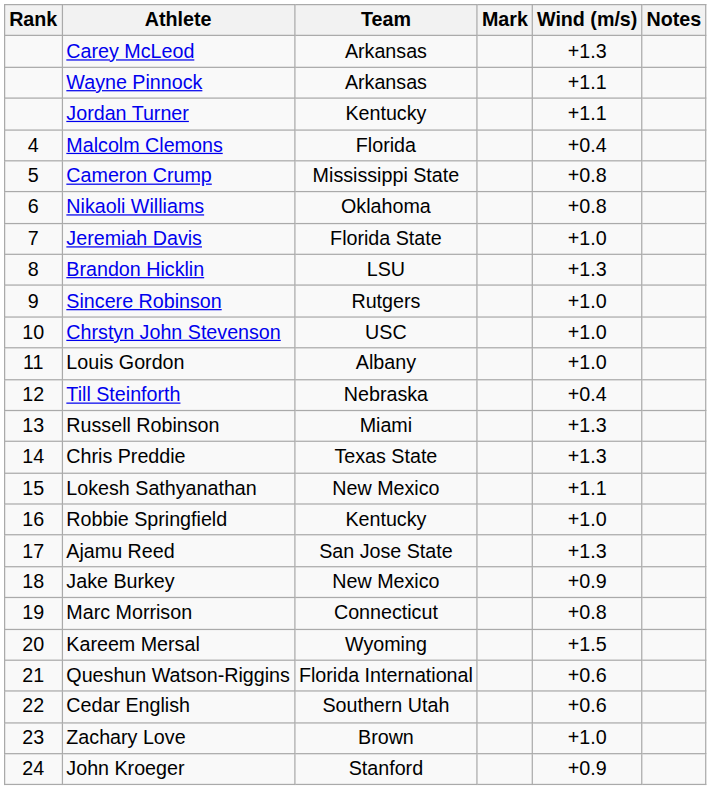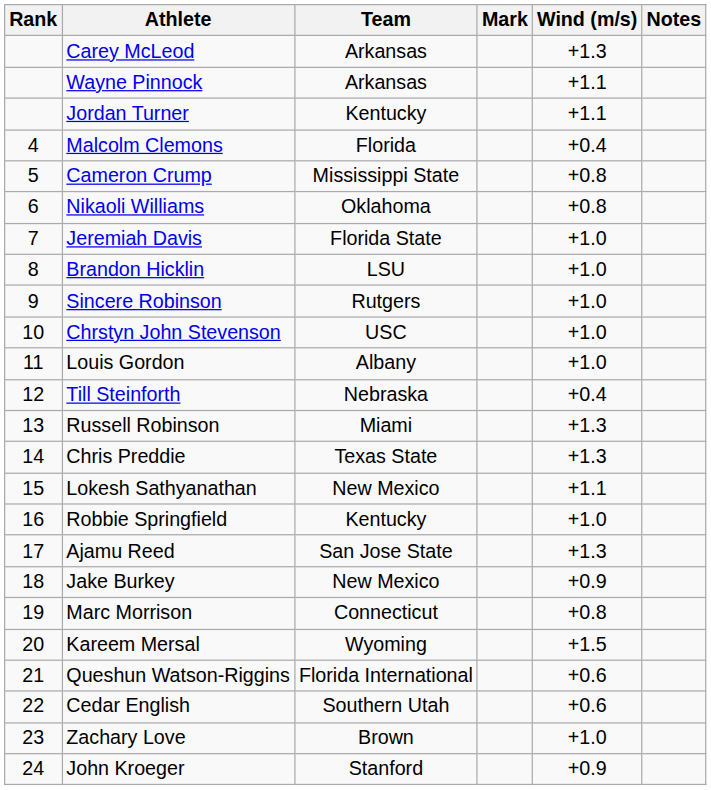(587, 269) +1.3 -> (587, 269) +1.0
